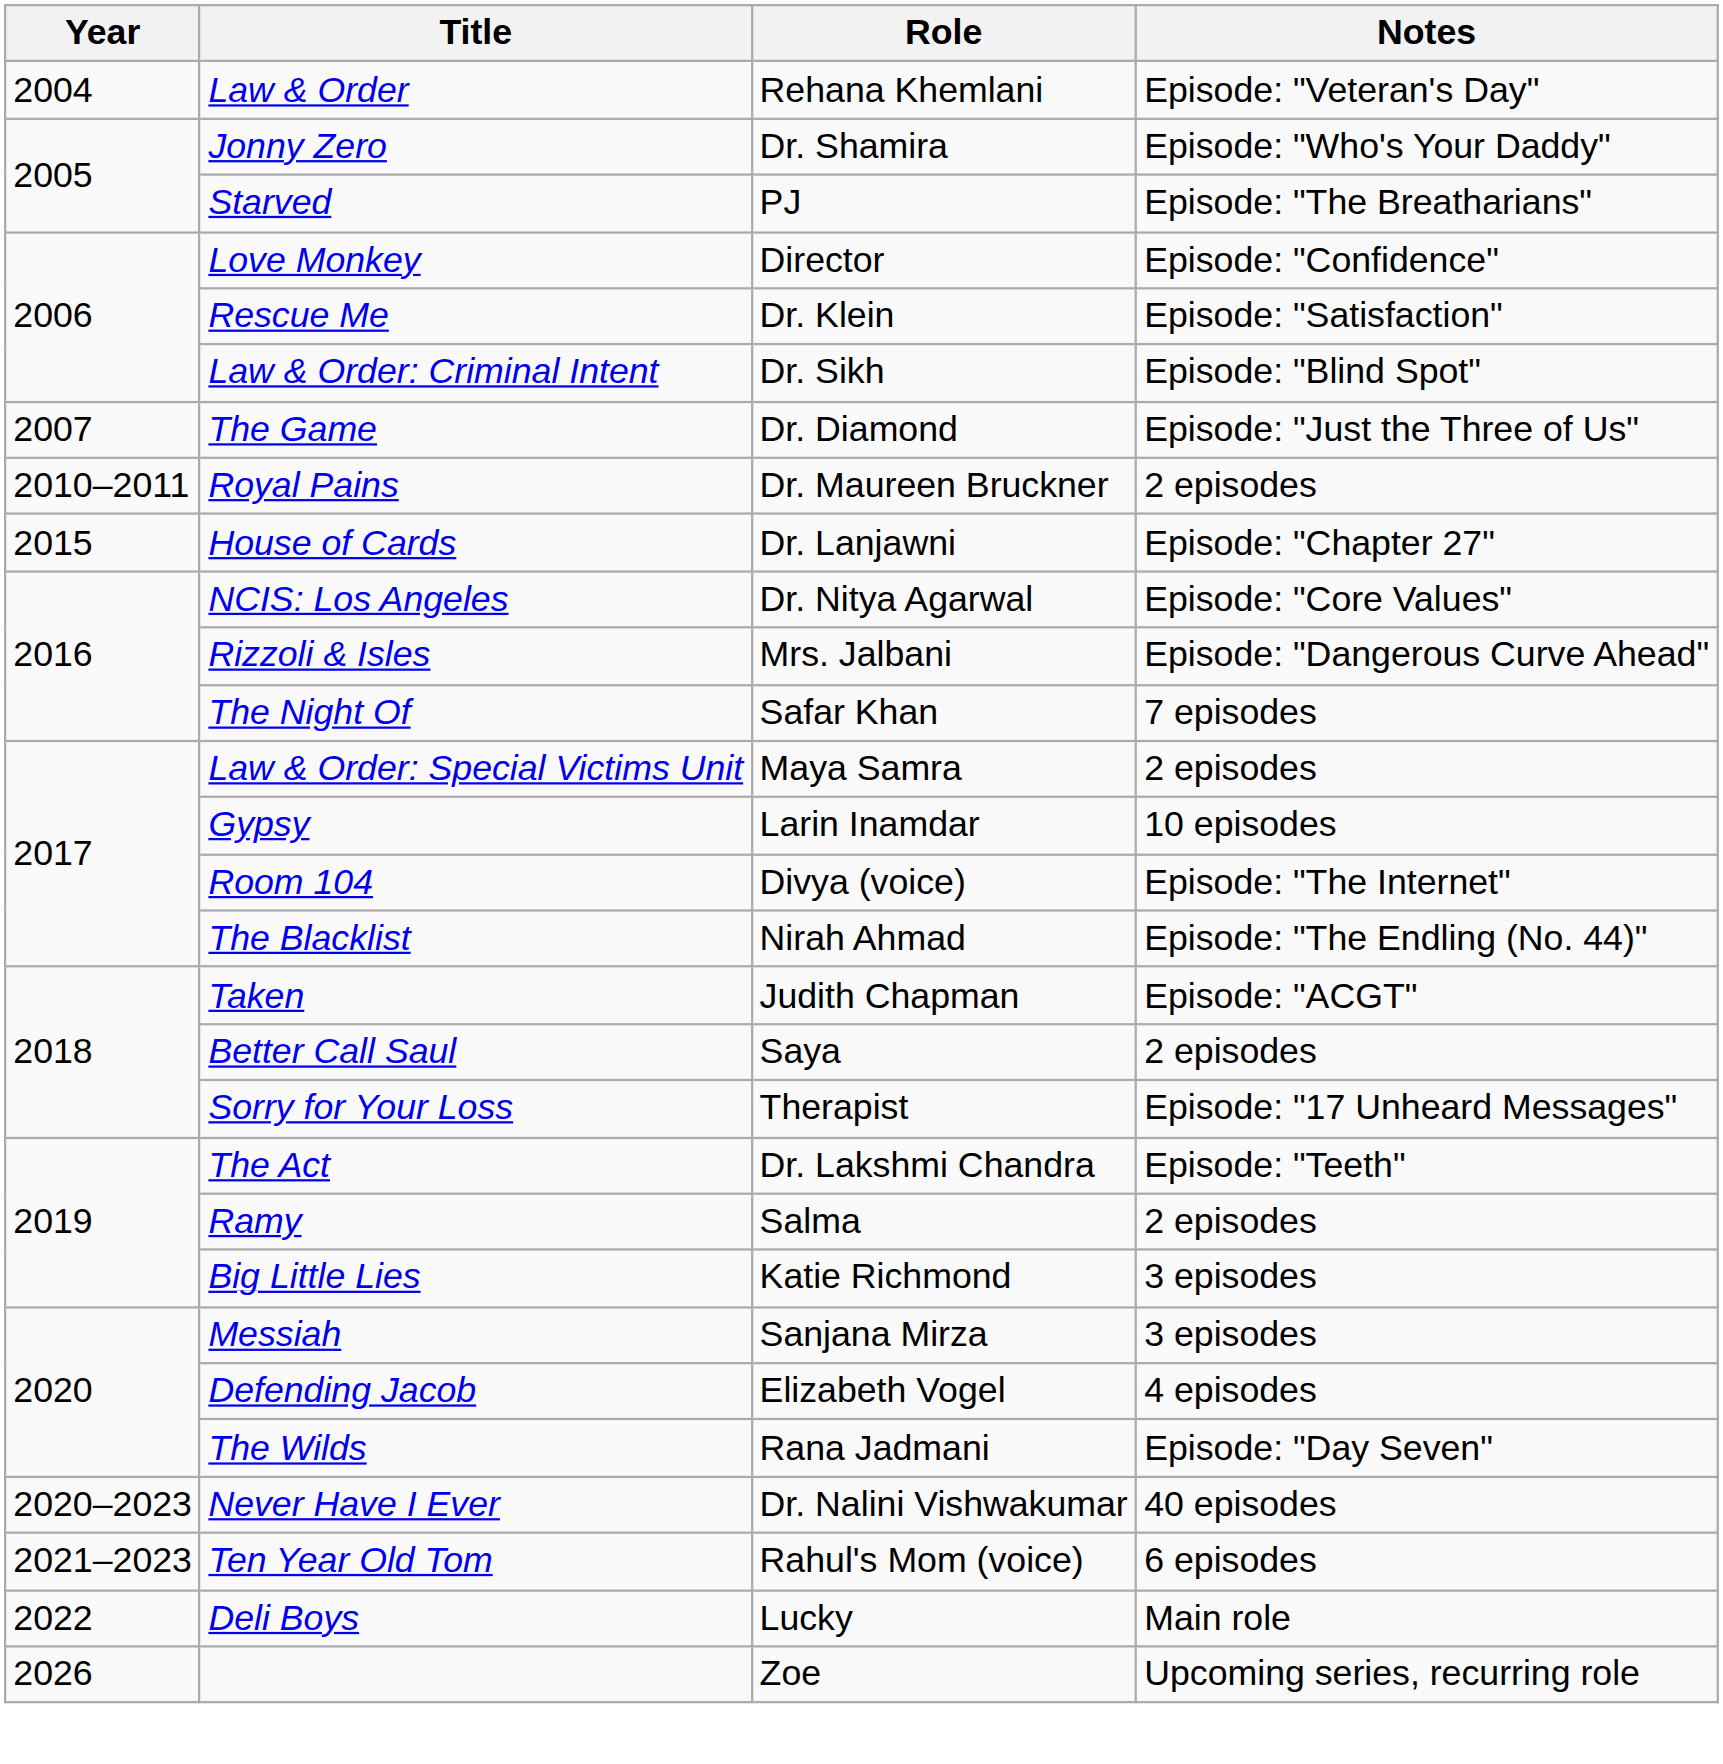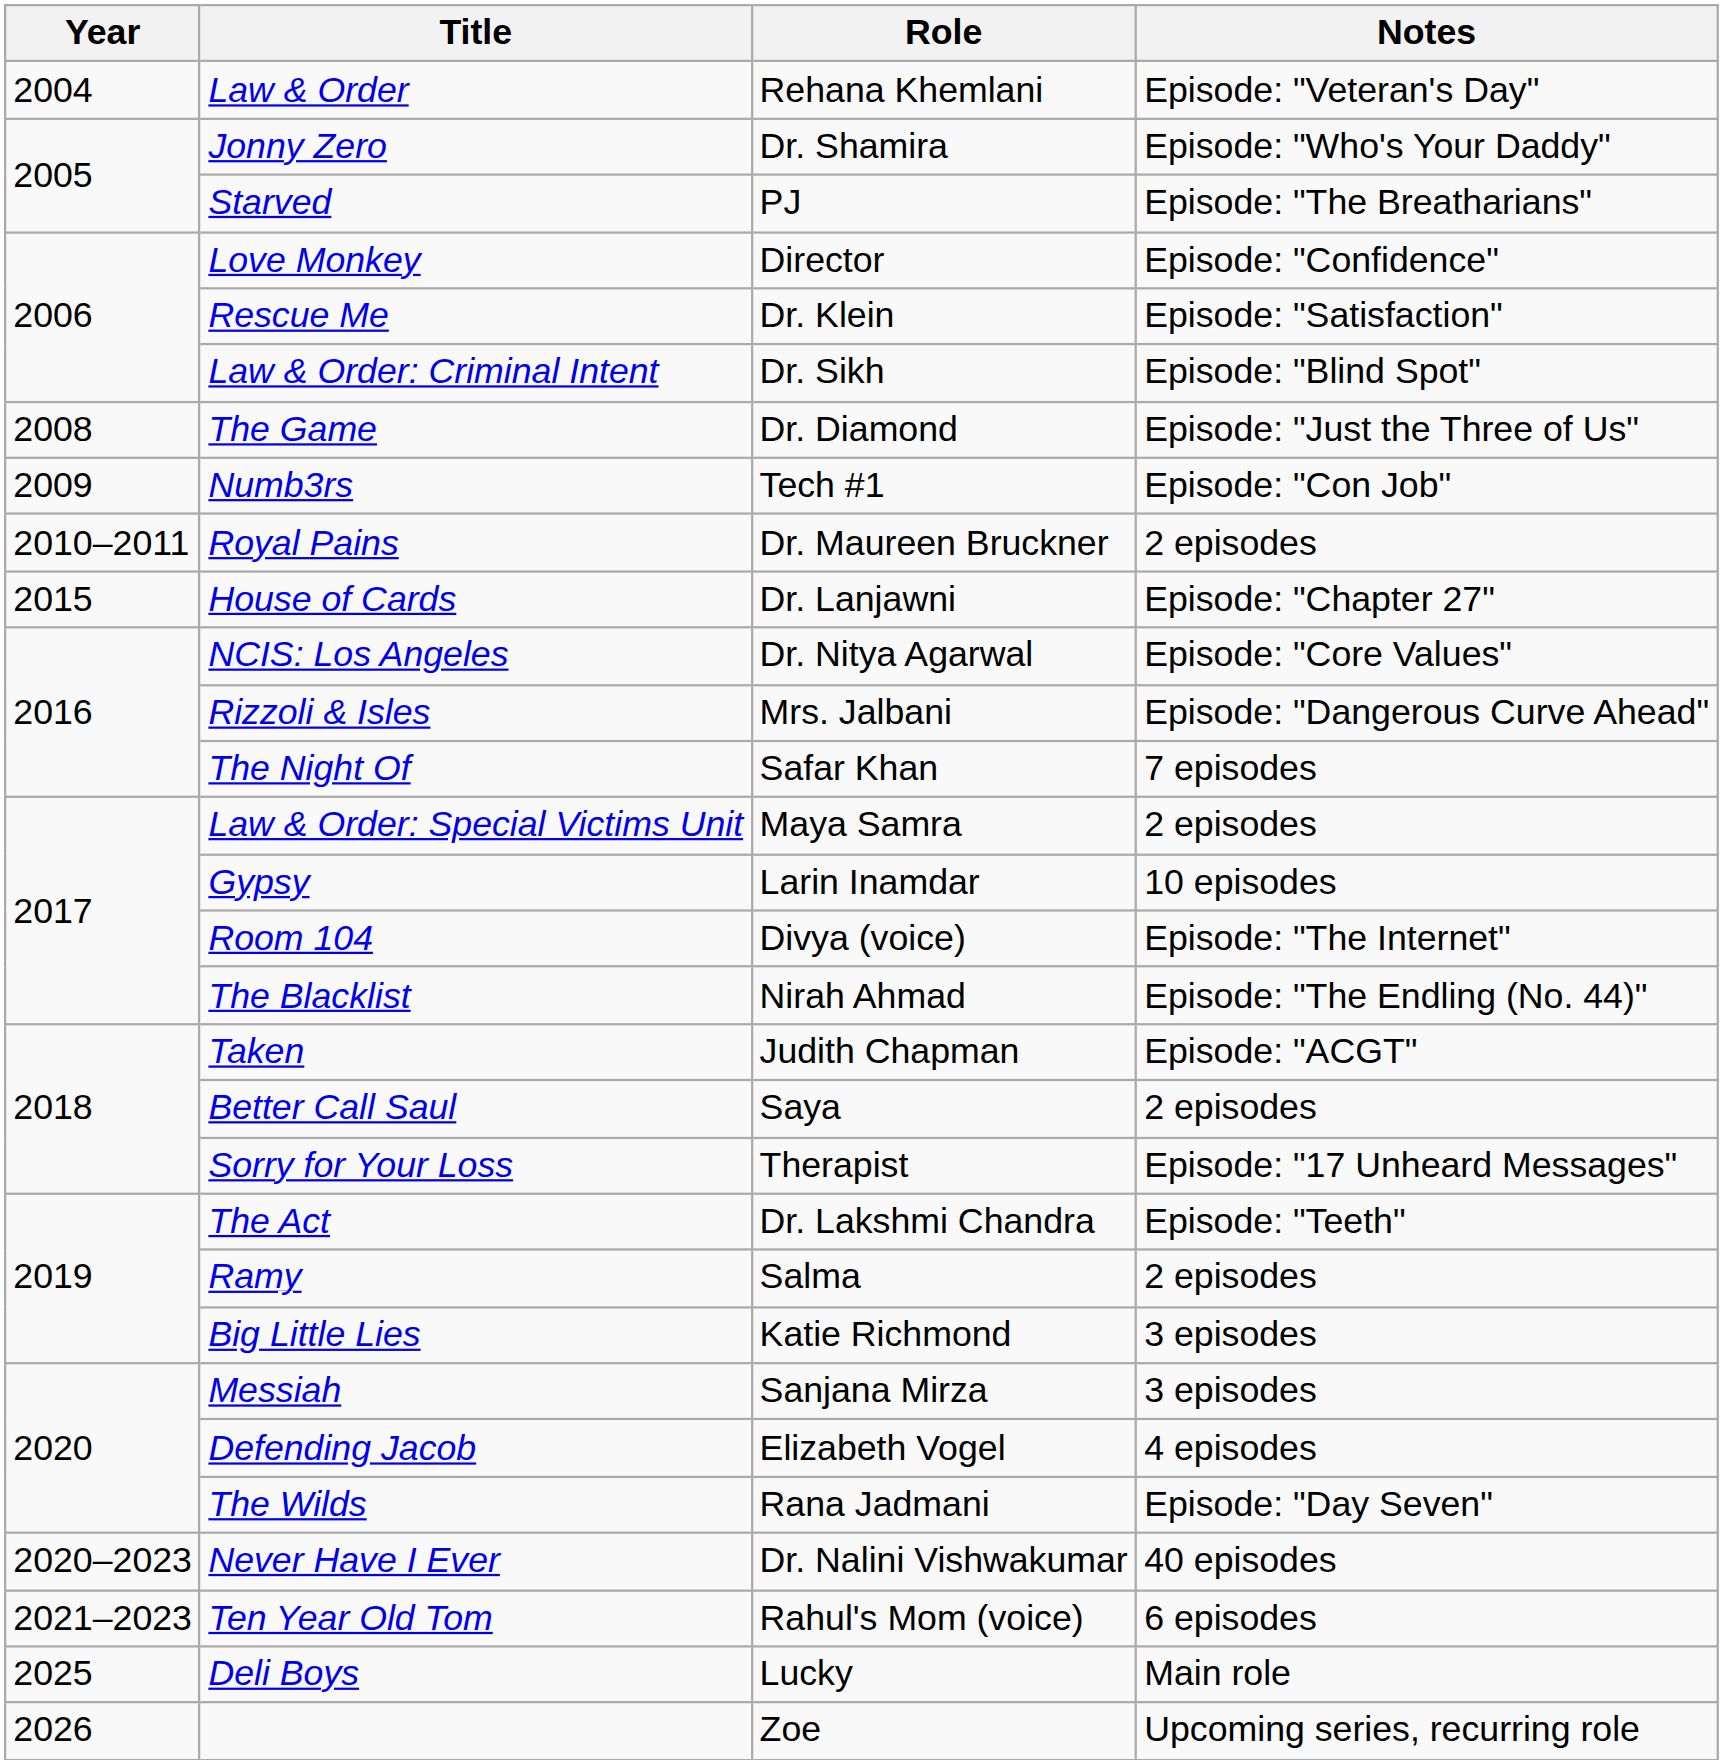(53, 428) 2007 -> (53, 428) 2008
+ row: (281, 485)
(53, 1617) 2022 -> (53, 1673) 2025
